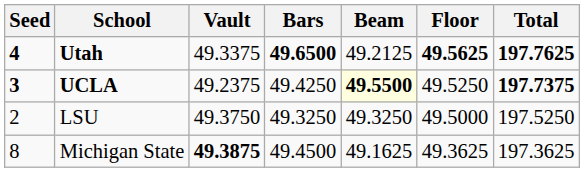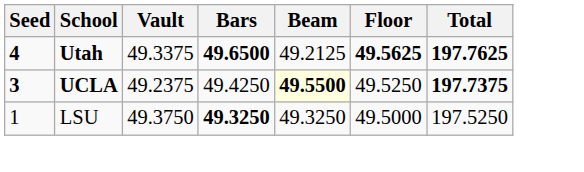(14, 118) 2 -> (14, 118) 1
(303, 118) normal -> (237, 118) bold
- row: (122, 150)
